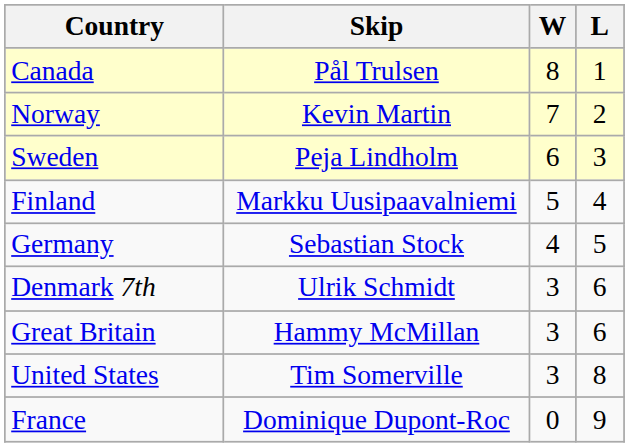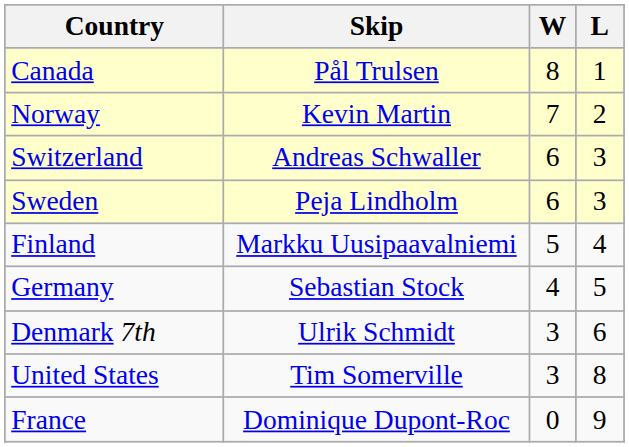+ row: (77, 157)
- row: (83, 331)
